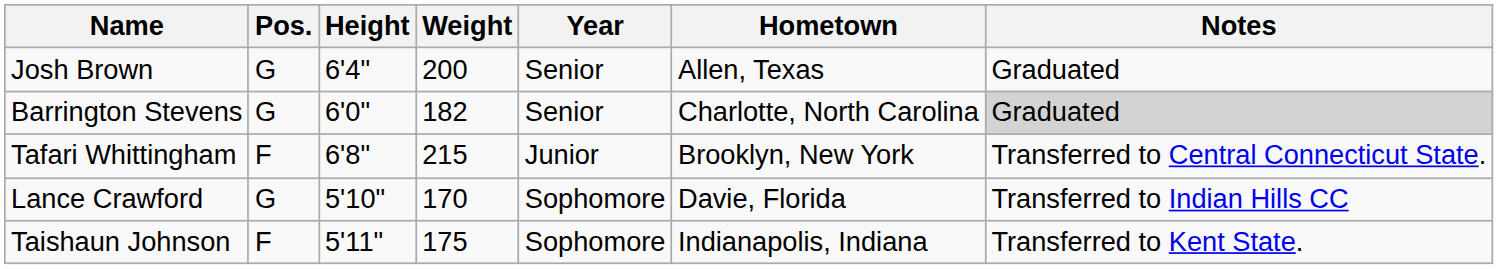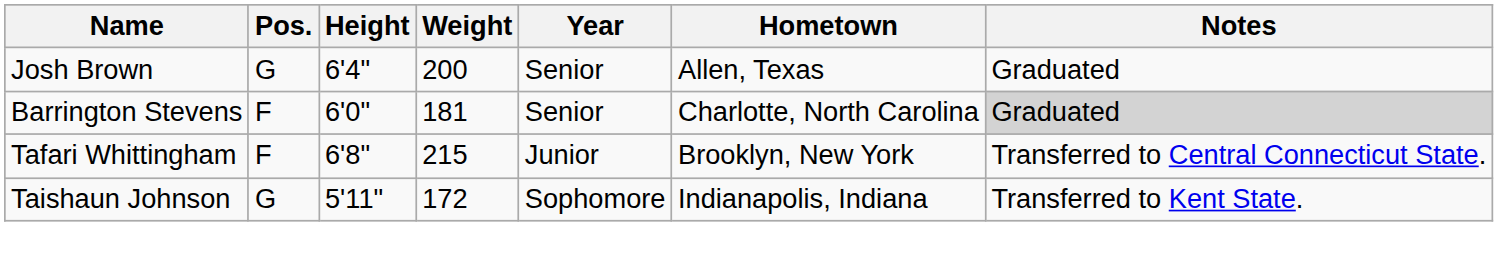(266, 112) G -> (263, 112) F
(445, 112) 182 -> (445, 112) 181
- row: (107, 198)
(263, 241) F -> (266, 198) G
(445, 241) 175 -> (445, 198) 172
